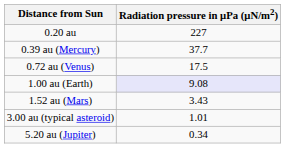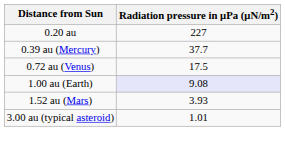(198, 100) 3.43 -> (198, 100) 3.93
- row: (60, 134)
